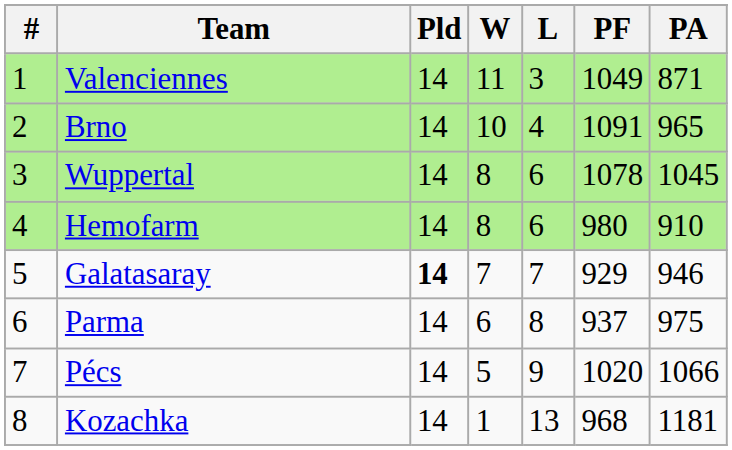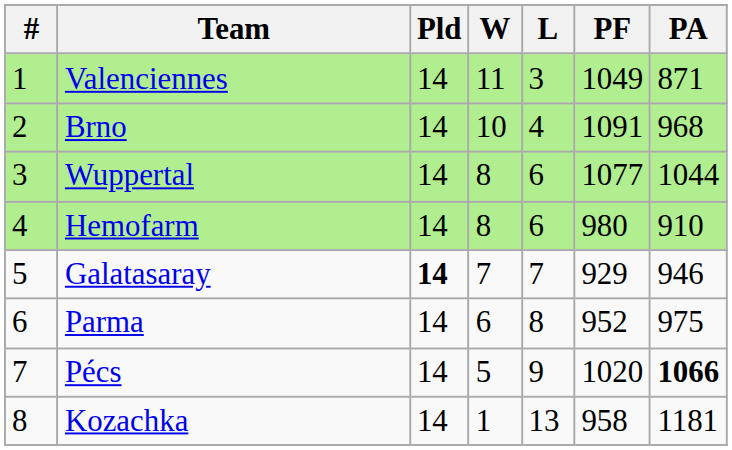(681, 126) 965 -> (681, 126) 968
(612, 175) 1078 -> (612, 175) 1077
(688, 175) 1045 -> (688, 175) 1044
(605, 322) 937 -> (605, 322) 952
(688, 371) normal -> (688, 371) bold
(605, 420) 968 -> (605, 420) 958
